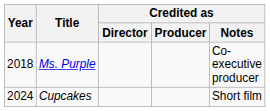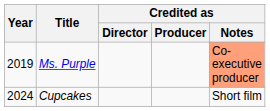(20, 64) 2018 -> (20, 64) 2019
(237, 64) no background -> (237, 64) lightsalmon background
